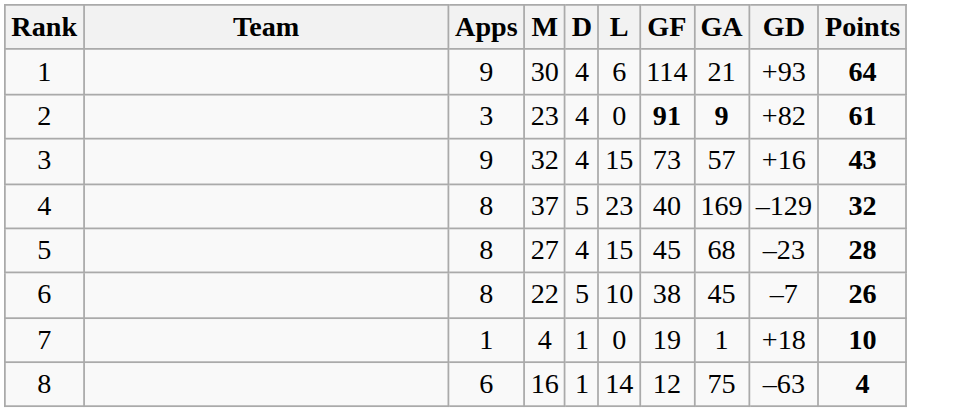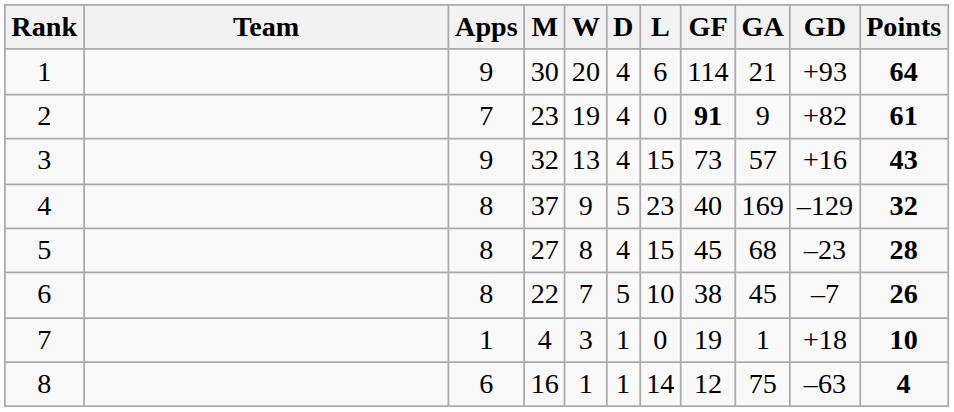+ column: (586, 26)
(486, 116) 3 -> (486, 116) 7
(722, 116) bold -> (763, 116) normal
